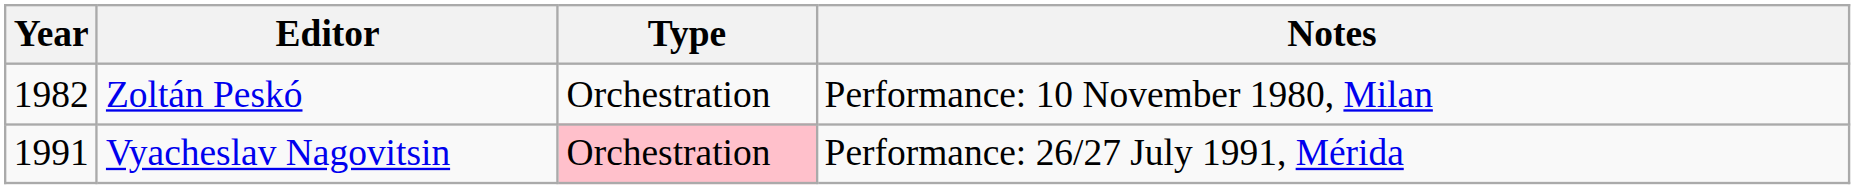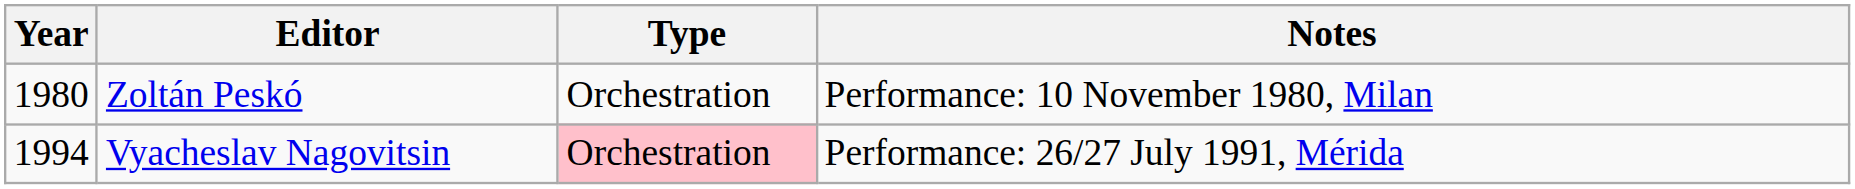(51, 93) 1982 -> (51, 93) 1980
(51, 152) 1991 -> (51, 152) 1994
